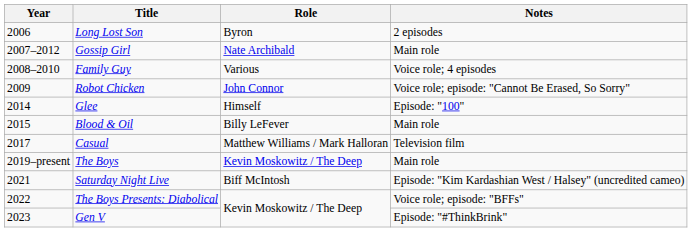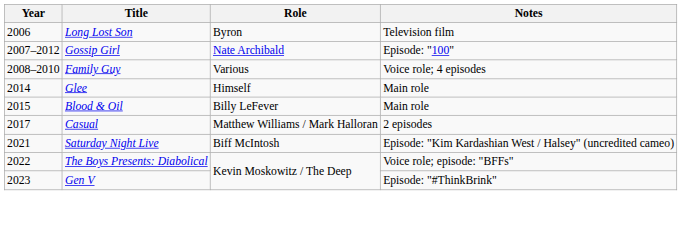(418, 32) 2 episodes -> (419, 32) Television film
(416, 50) Main role -> (419, 50) Episode: "100"
- row: (110, 87)
(429, 106) Episode: "100" -> (406, 87) Main role
(429, 143) Television film -> (408, 124) 2 episodes
- row: (97, 161)
